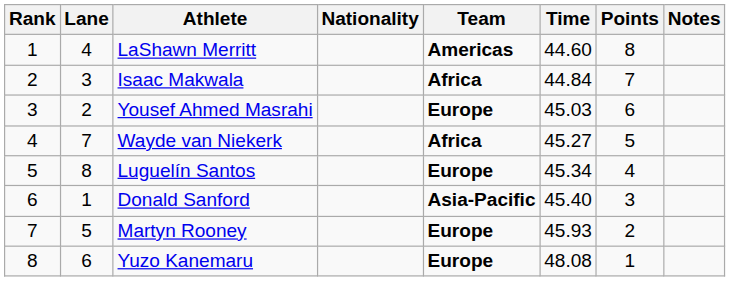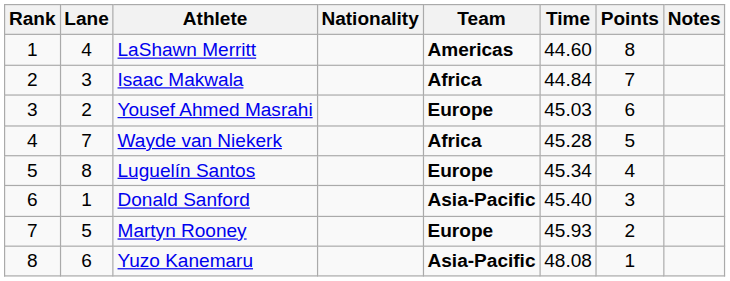(568, 140) 45.27 -> (568, 140) 45.28
(460, 261) Europe -> (482, 261) Asia-Pacific
